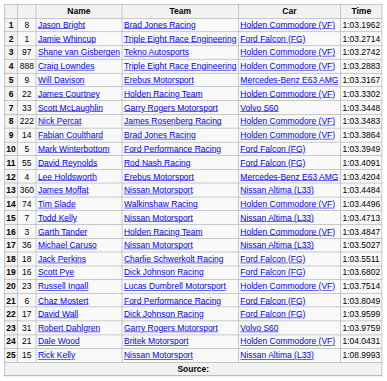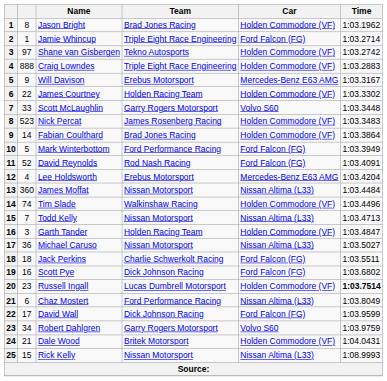(27, 121) 222 -> (27, 121) 523
(27, 162) 55 -> (27, 162) 52
(361, 286) normal -> (362, 286) bold
(273, 300) Ford Falcon (FG) -> (277, 300) Nissan Altima (L33)
(27, 328) 31 -> (27, 328) 34
